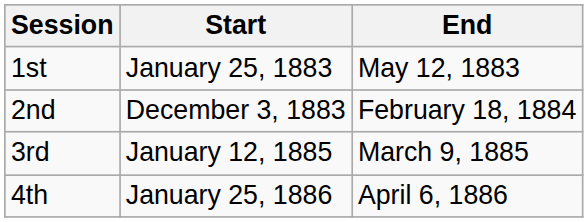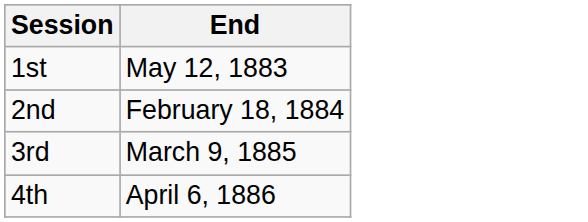- column: (236, 25)
